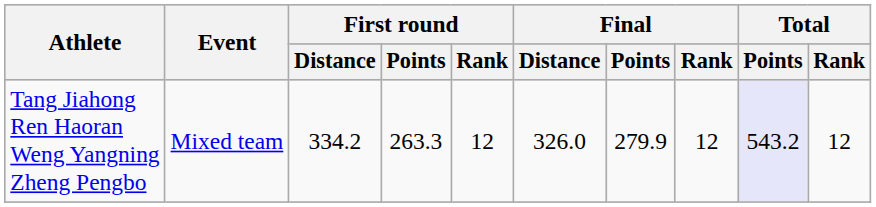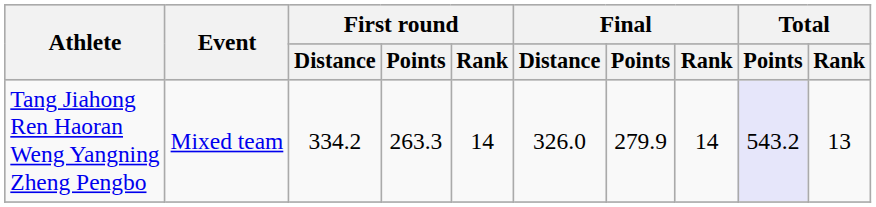(482, 141) 12 -> (482, 141) 14
(707, 141) 12 -> (707, 141) 14
(839, 141) 12 -> (839, 141) 13
